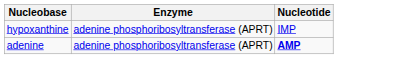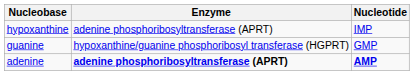+ row: (25, 45)
(173, 45) normal -> (181, 62) bold
